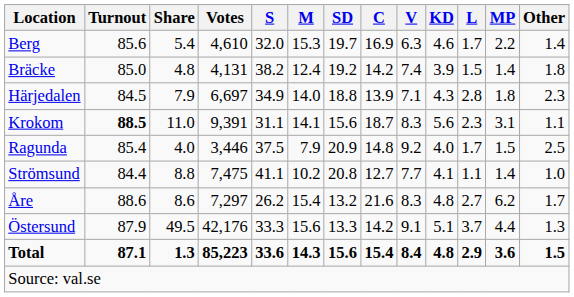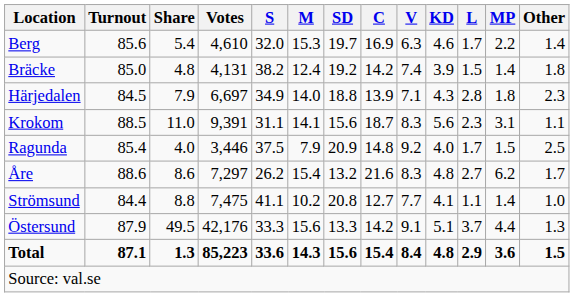(132, 122) bold -> (132, 122) normal
rows swapped: (44, 174) <-> (21, 200)
